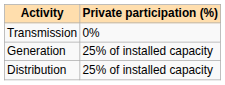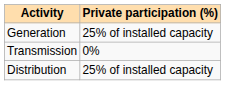rows swapped: (36, 51) <-> (42, 32)
